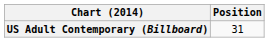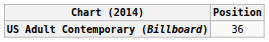(238, 29) 31 -> (238, 29) 36
